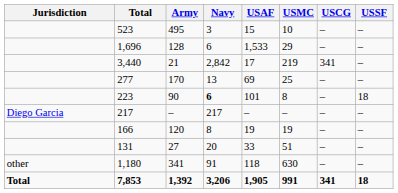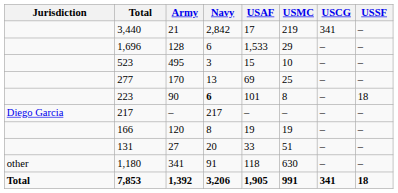rows swapped: (129, 63) <-> (125, 29)
